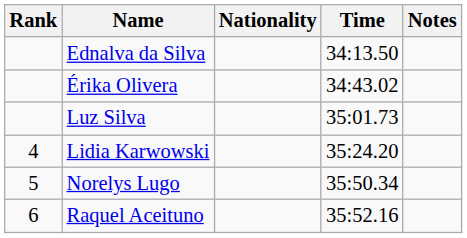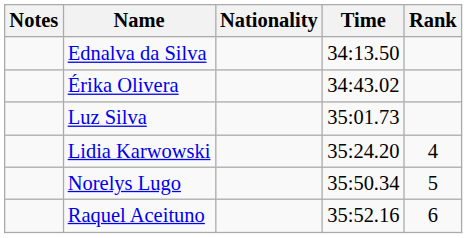columns swapped: (33, 20) <-> (432, 20)
